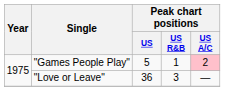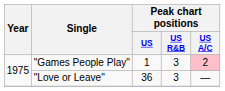(147, 62) 5 -> (147, 62) 1
(176, 62) 1 -> (176, 62) 3
